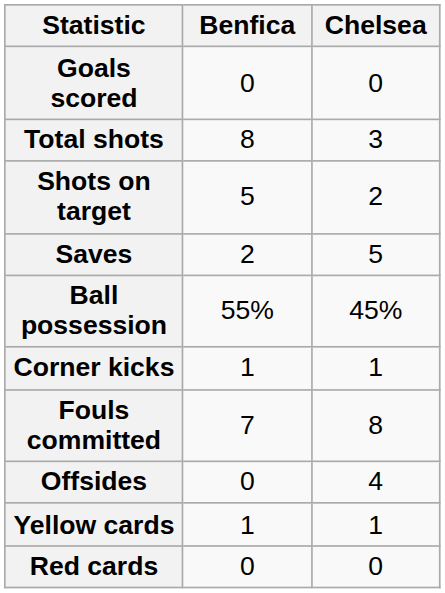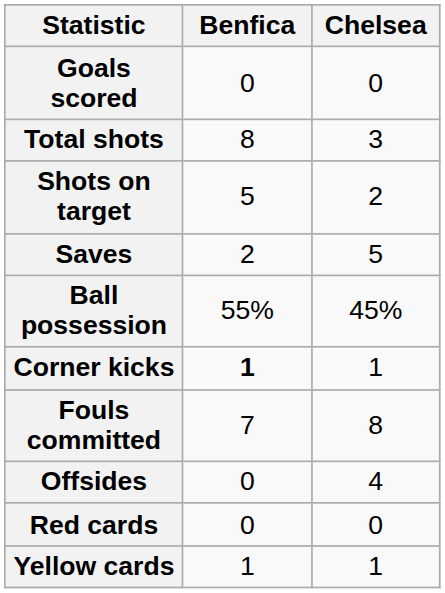(247, 367) normal -> (247, 367) bold
rows swapped: (94, 524) <-> (94, 566)
